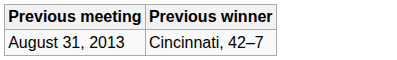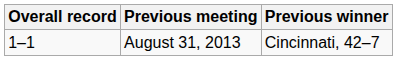+ column: (62, 17)
